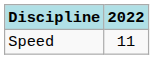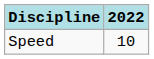(126, 42) 11 -> (126, 42) 10
